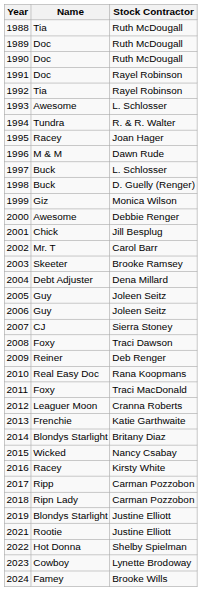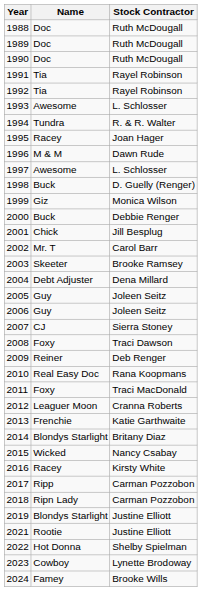(40, 28) Tia -> (42, 28) Doc
(42, 75) Doc -> (40, 75) Tia
(44, 169) Buck -> (55, 169) Awesome
(55, 216) Awesome -> (44, 216) Buck
